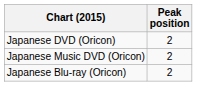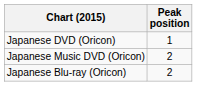(170, 40) 2 -> (170, 40) 1
